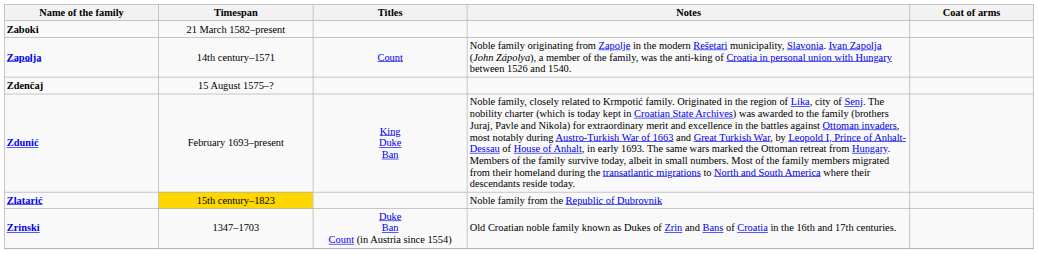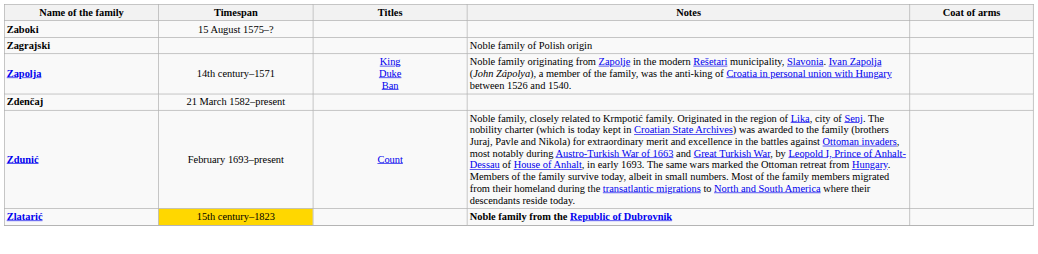(236, 29) 21 March 1582–present -> (236, 29) 15 August 1575–?
+ row: (28, 45)
(390, 57) Count -> (390, 73) King Duke Ban
(236, 85) 15 August 1575–? -> (236, 102) 21 March 1582–present
(390, 143) King Duke Ban -> (390, 159) Count
(566, 200) normal -> (571, 217) bold
- row: (23, 228)
